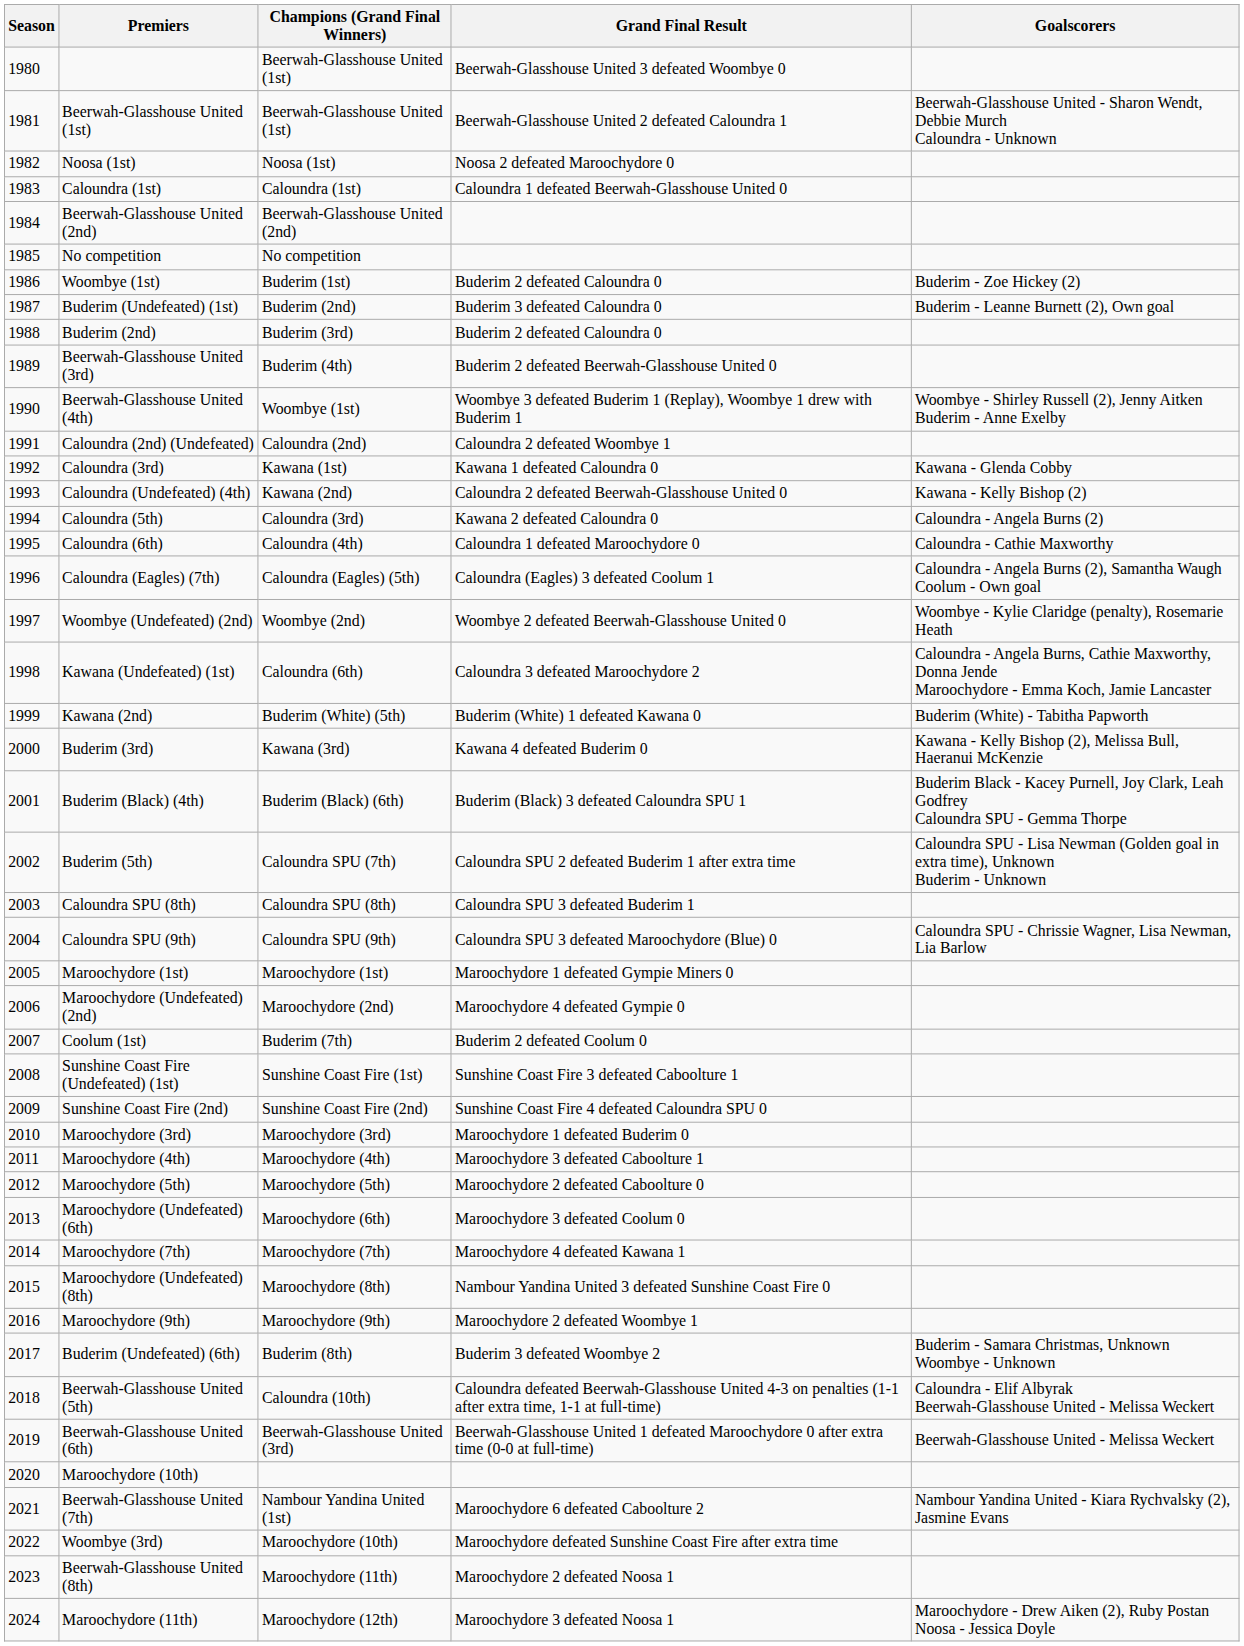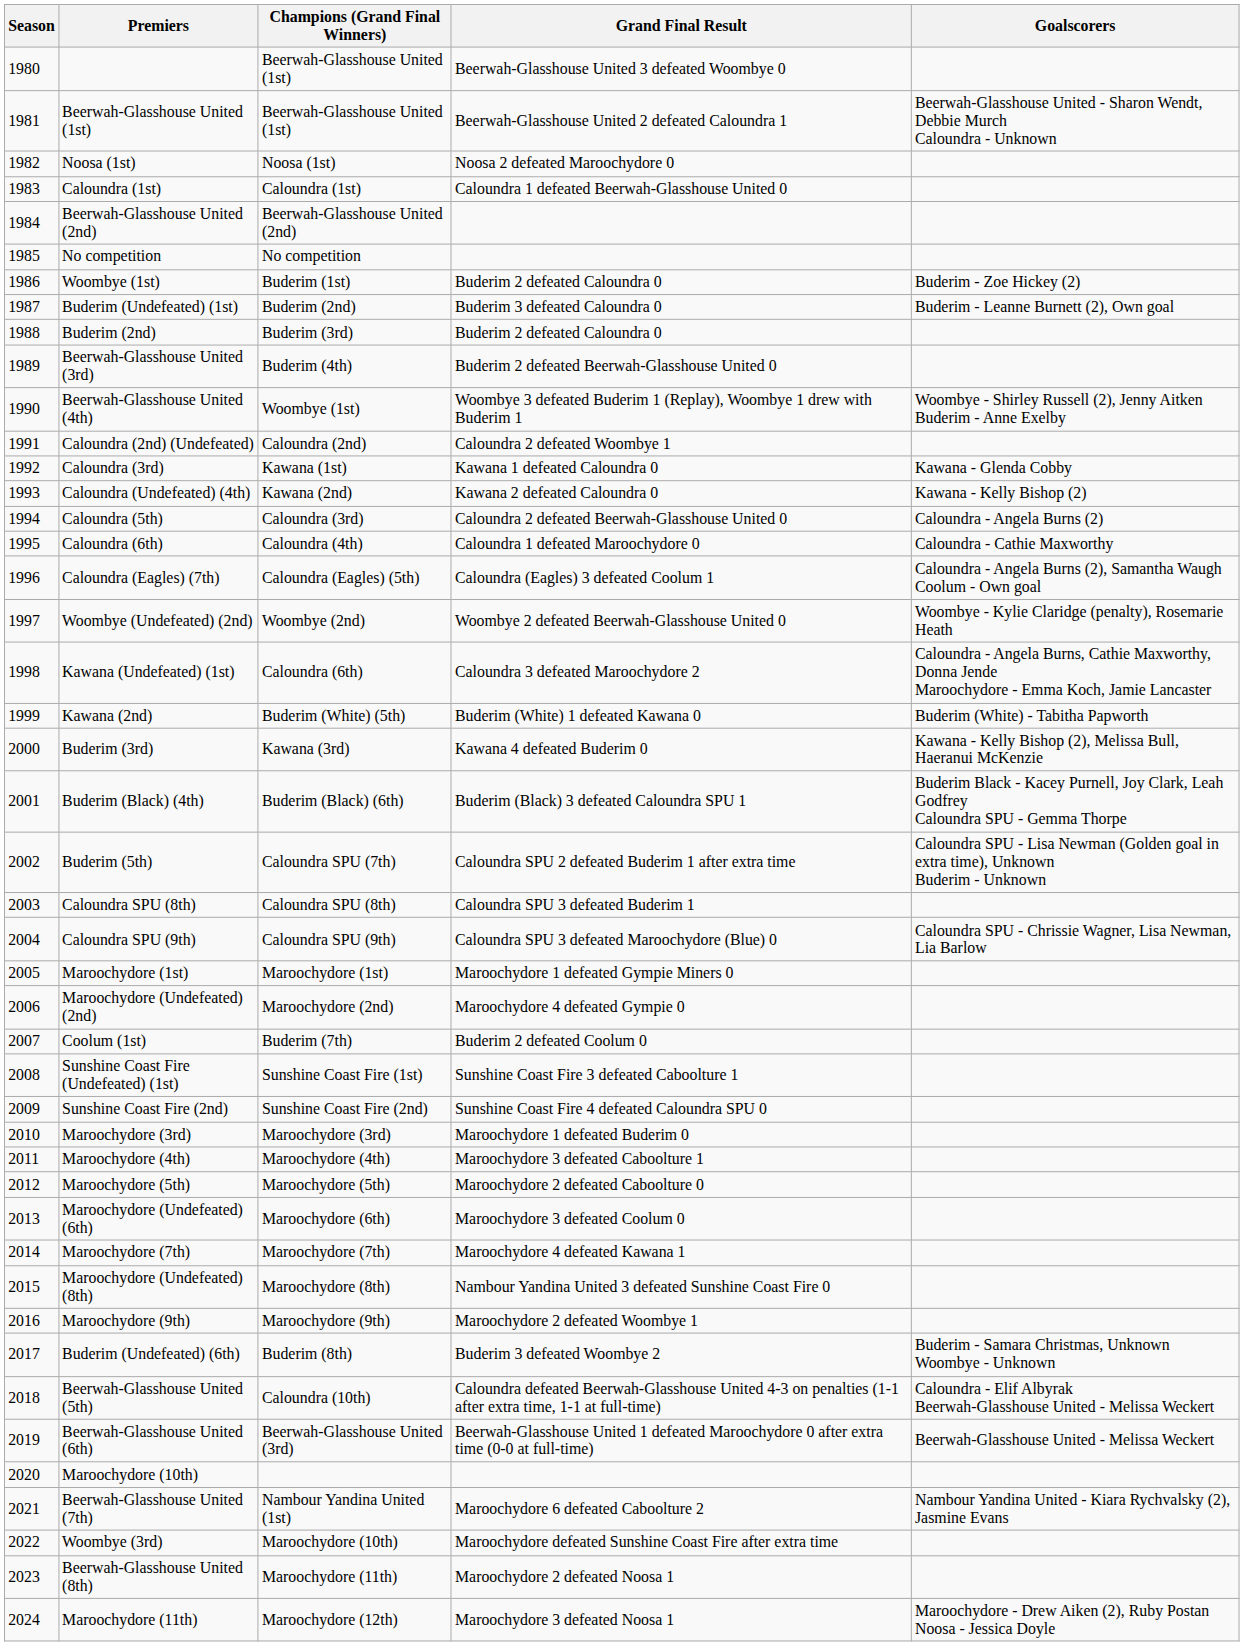(621, 493) Caloundra 2 defeated Beerwah-Glasshouse United 0 -> (557, 493) Kawana 2 defeated Caloundra 0
(557, 518) Kawana 2 defeated Caloundra 0 -> (621, 518) Caloundra 2 defeated Beerwah-Glasshouse United 0
